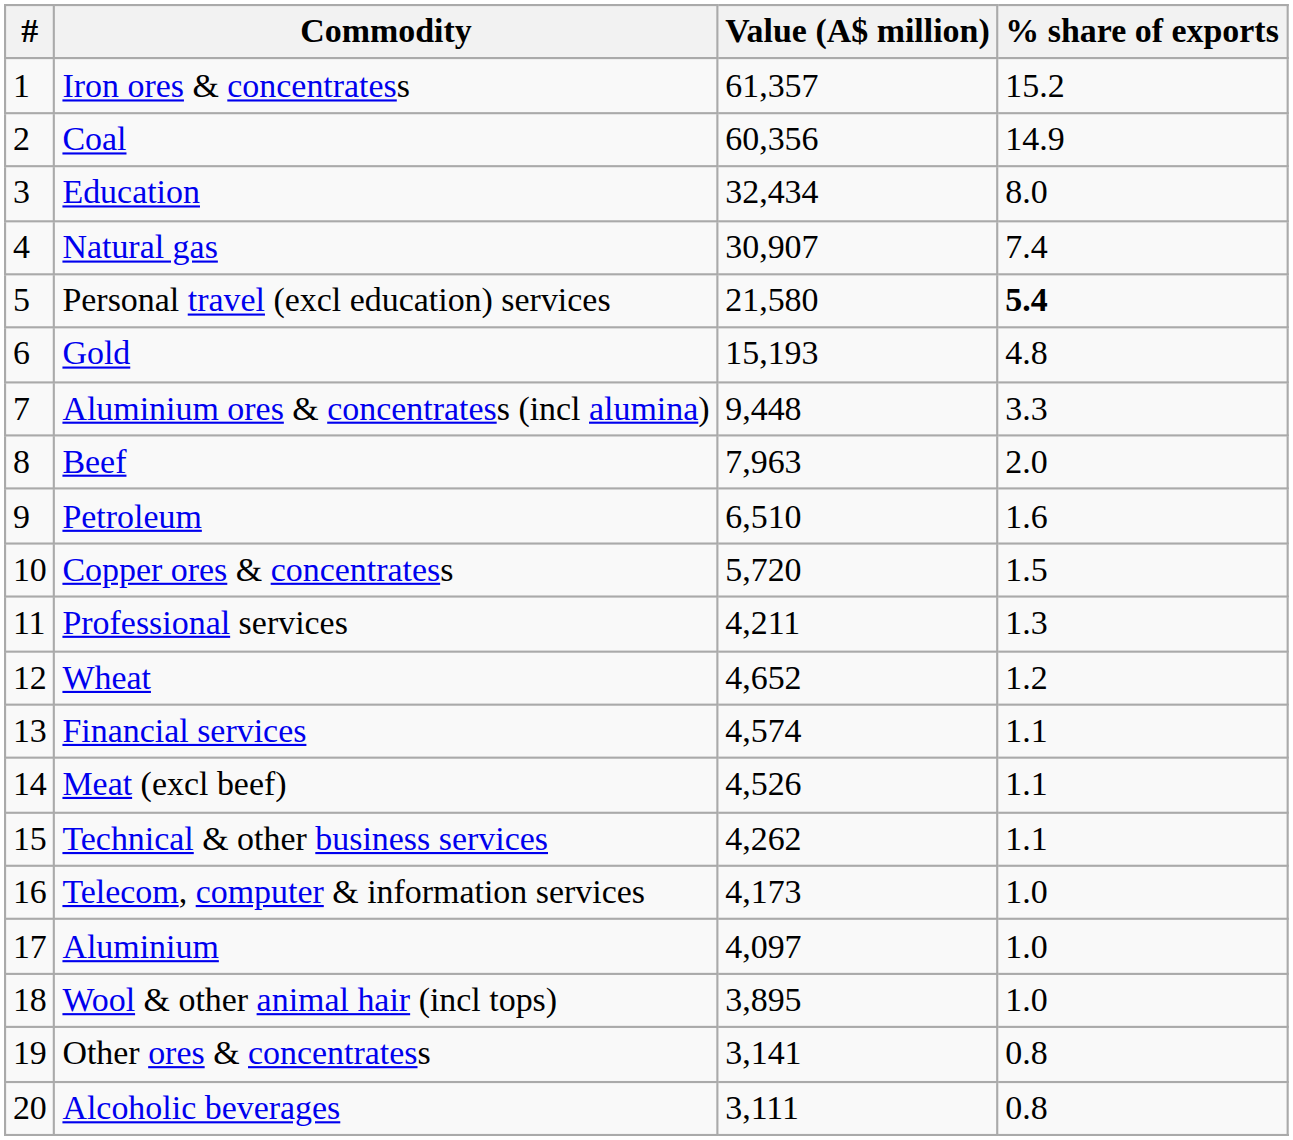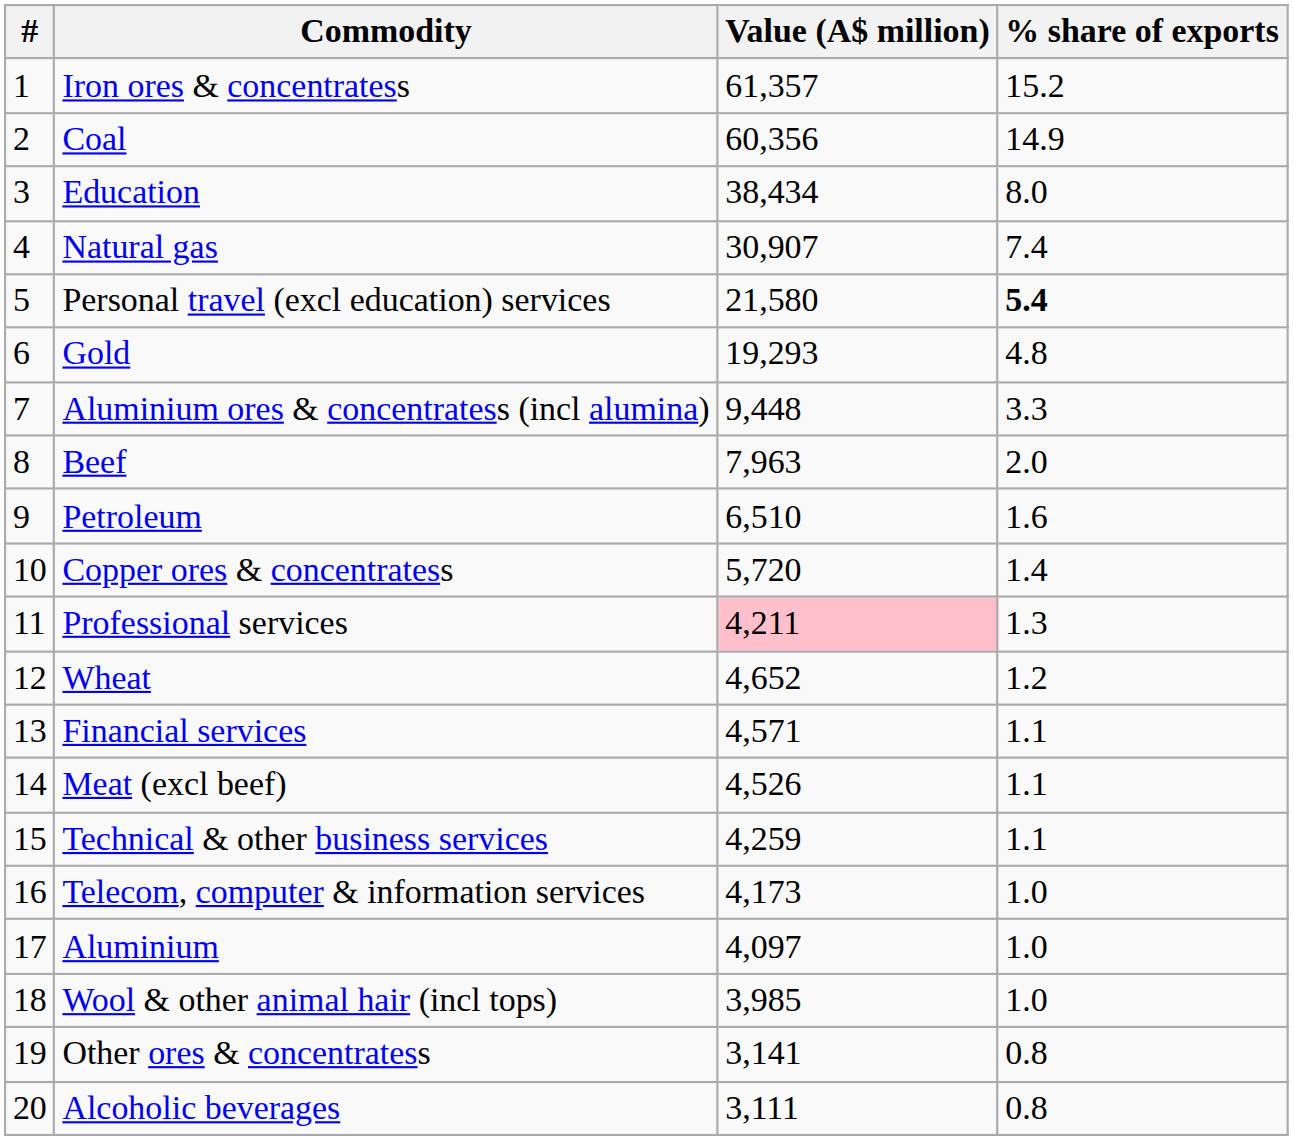(772, 192) 32,434 -> (772, 192) 38,434
(772, 354) 15,193 -> (772, 354) 19,293
(1027, 569) 1.5 -> (1027, 569) 1.4
(763, 623) no background -> (763, 623) pink background
(763, 730) 4,574 -> (763, 730) 4,571
(763, 838) 4,262 -> (763, 838) 4,259
(763, 999) 3,895 -> (763, 999) 3,985
